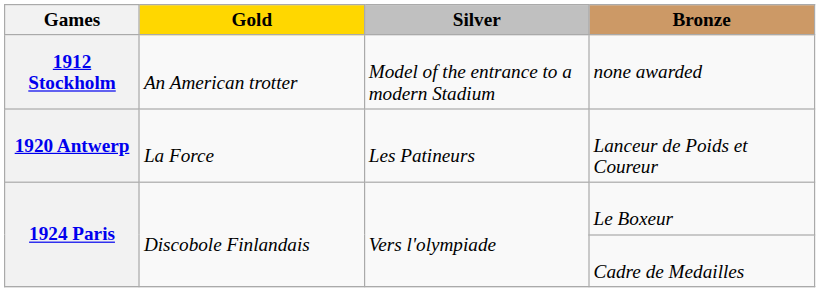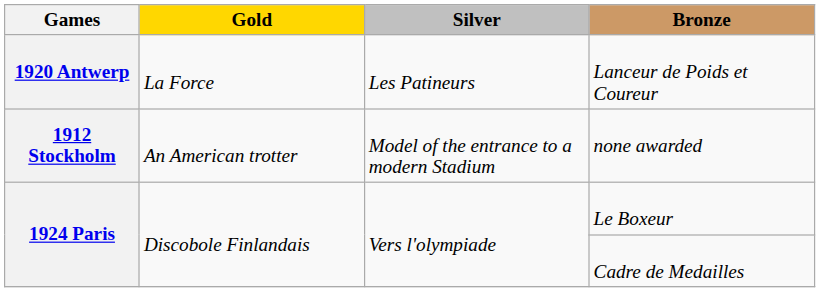rows swapped: (648, 71) <-> (671, 156)
